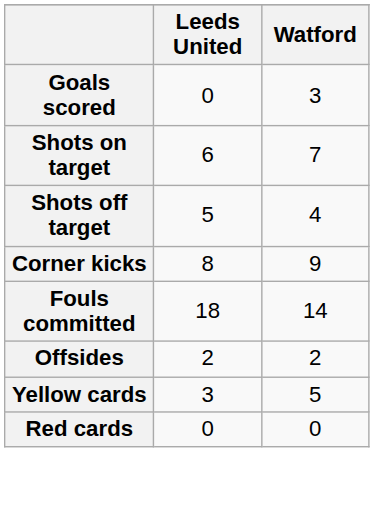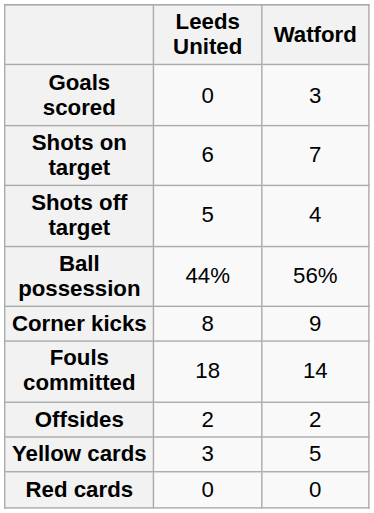+ row: (79, 275)
